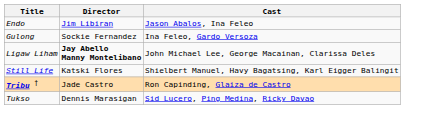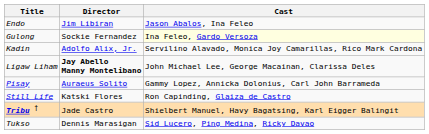(201, 36) no background -> (201, 36) lightyellow background
+ row: (18, 49)
+ row: (18, 83)
(272, 71) Shielbert Manuel, Havy Bagatsing, Karl Eigger Balingit -> (218, 96) Ron Capinding, Glaiza de Castro
(218, 84) Ron Capinding, Glaiza de Castro -> (272, 110) Shielbert Manuel, Havy Bagatsing, Karl Eigger Balingit
